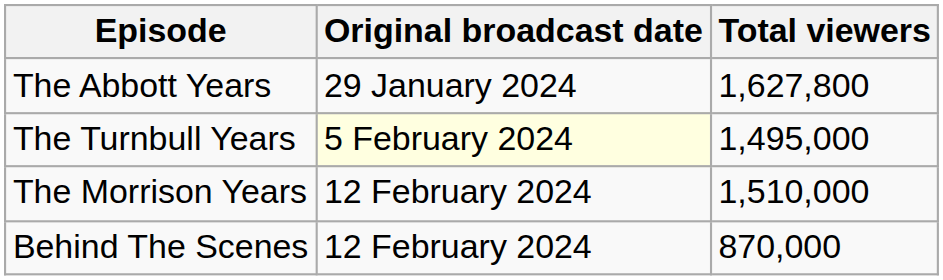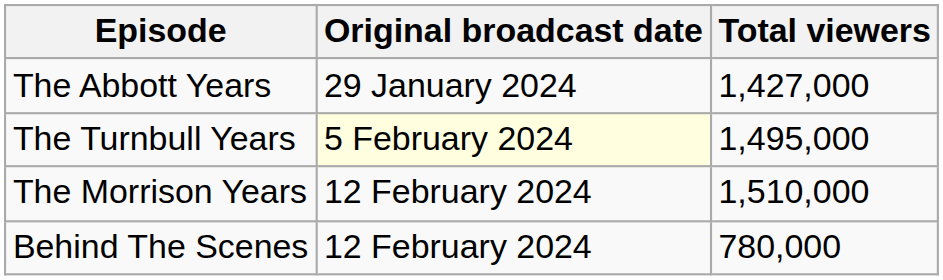(794, 85) 1,627,800 -> (794, 85) 1,427,000
(780, 246) 870,000 -> (780, 246) 780,000
